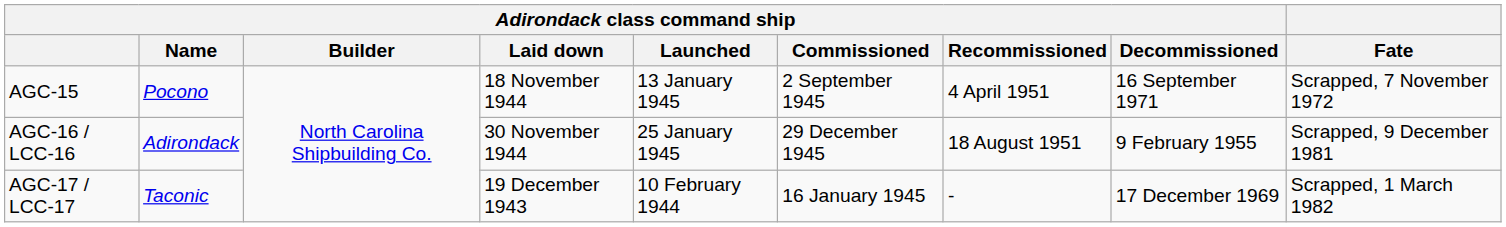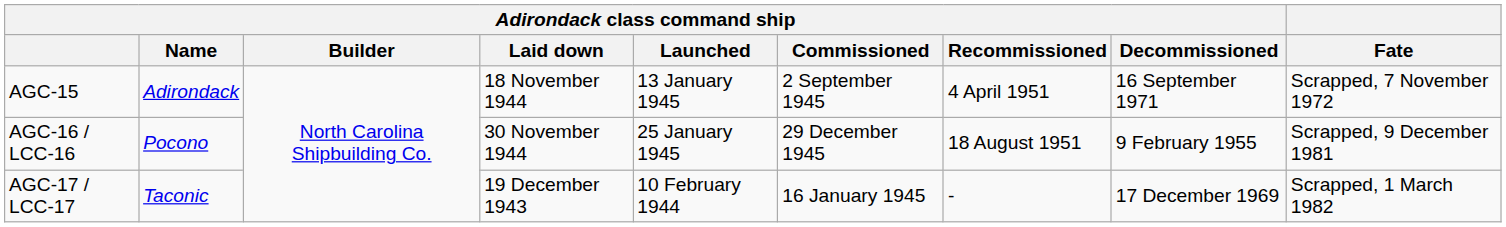(176, 91) Pocono -> (191, 91) Adirondack
(191, 143) Adirondack -> (176, 143) Pocono
